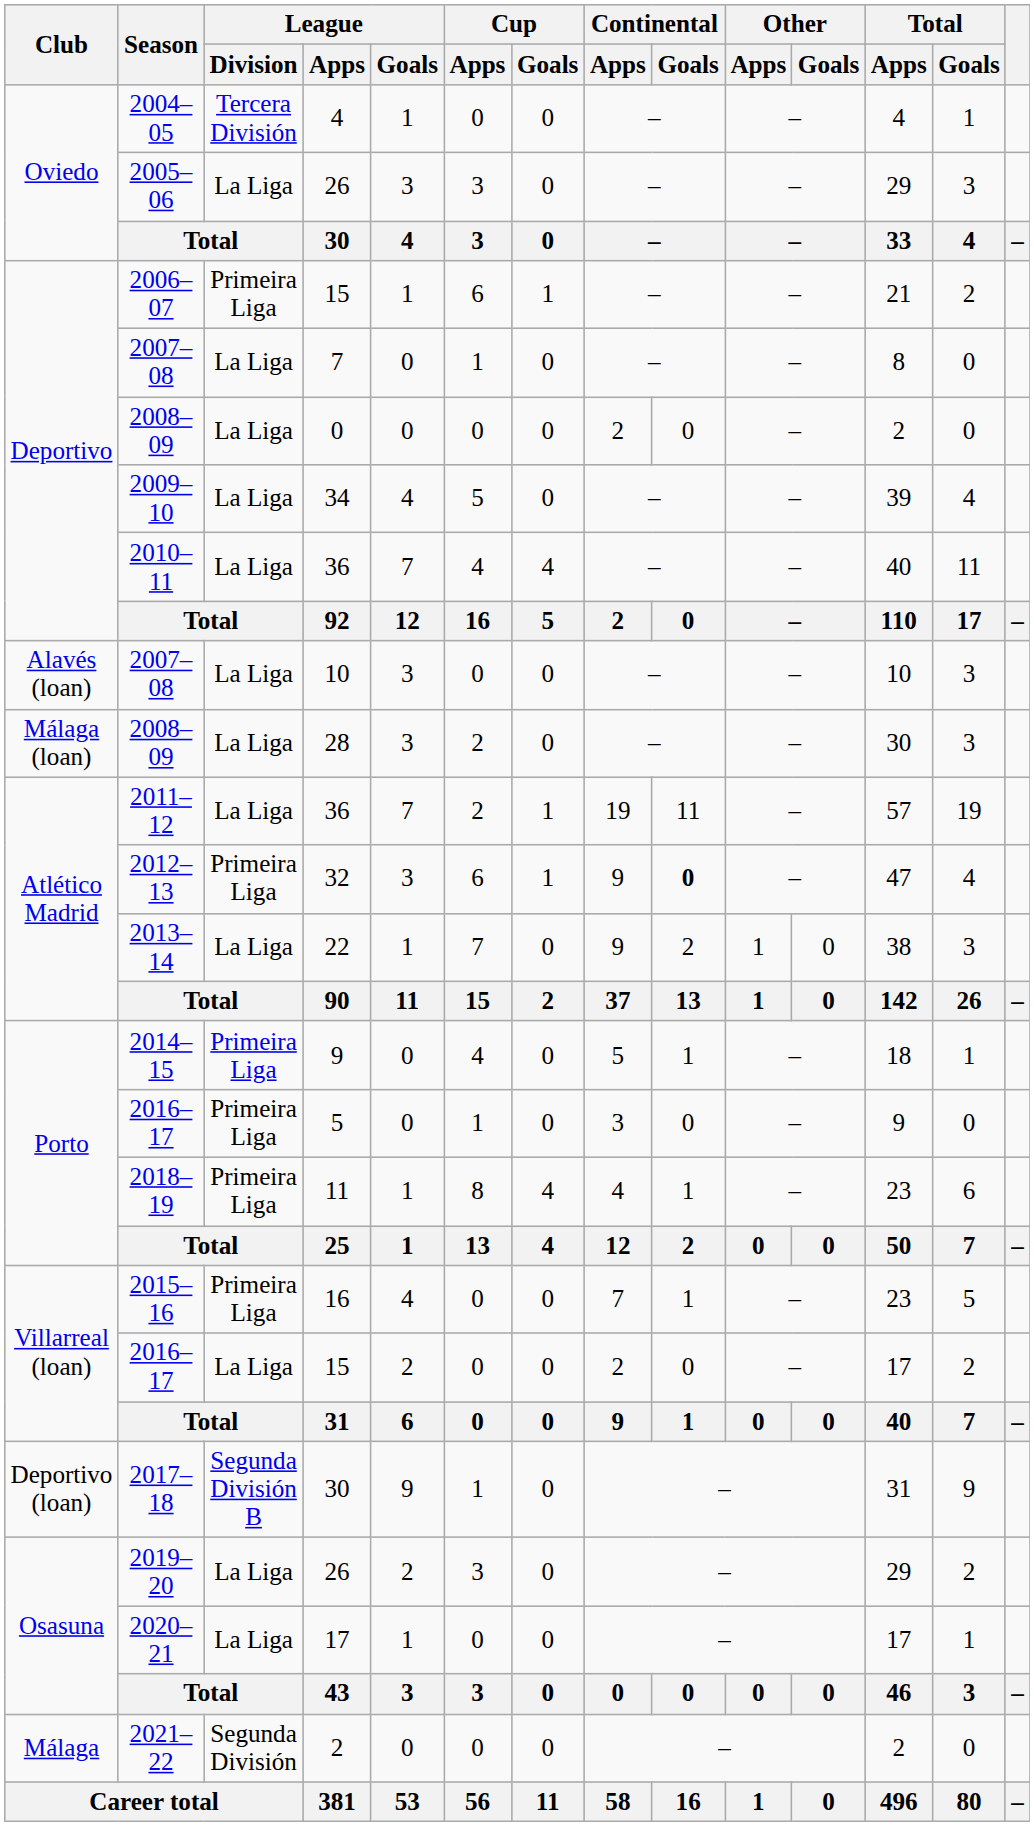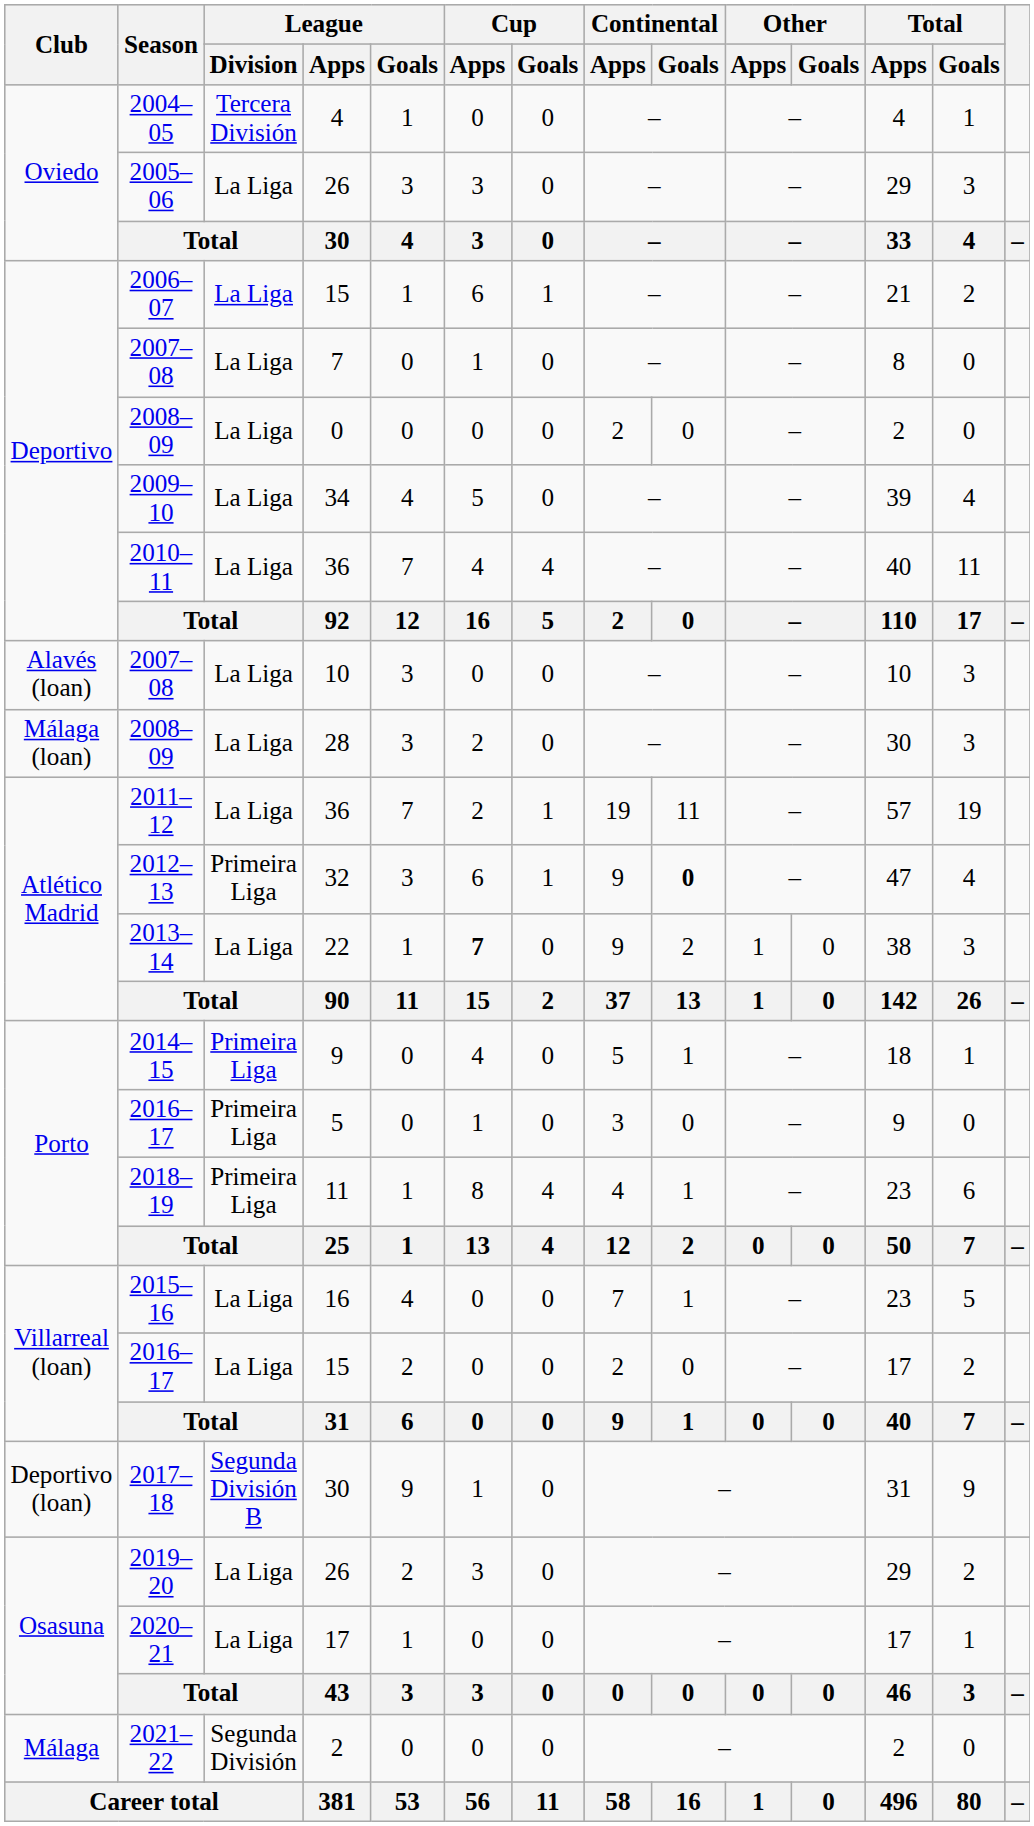(254, 294) Primeira Liga -> (254, 294) La Liga
(477, 946) normal -> (477, 946) bold
(254, 1299) Primeira Liga -> (254, 1299) La Liga
